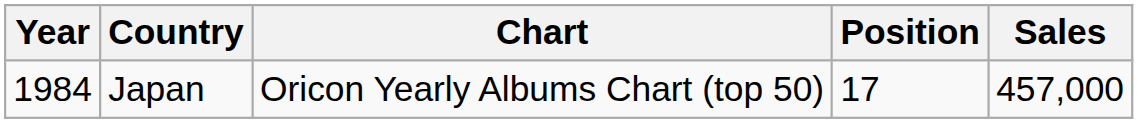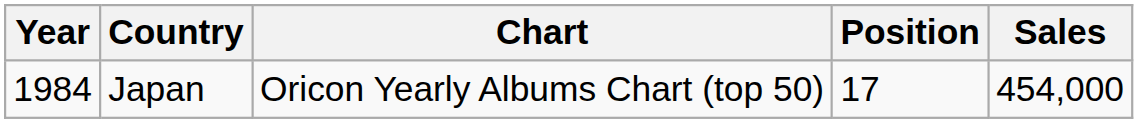(1060, 88) 457,000 -> (1060, 88) 454,000
